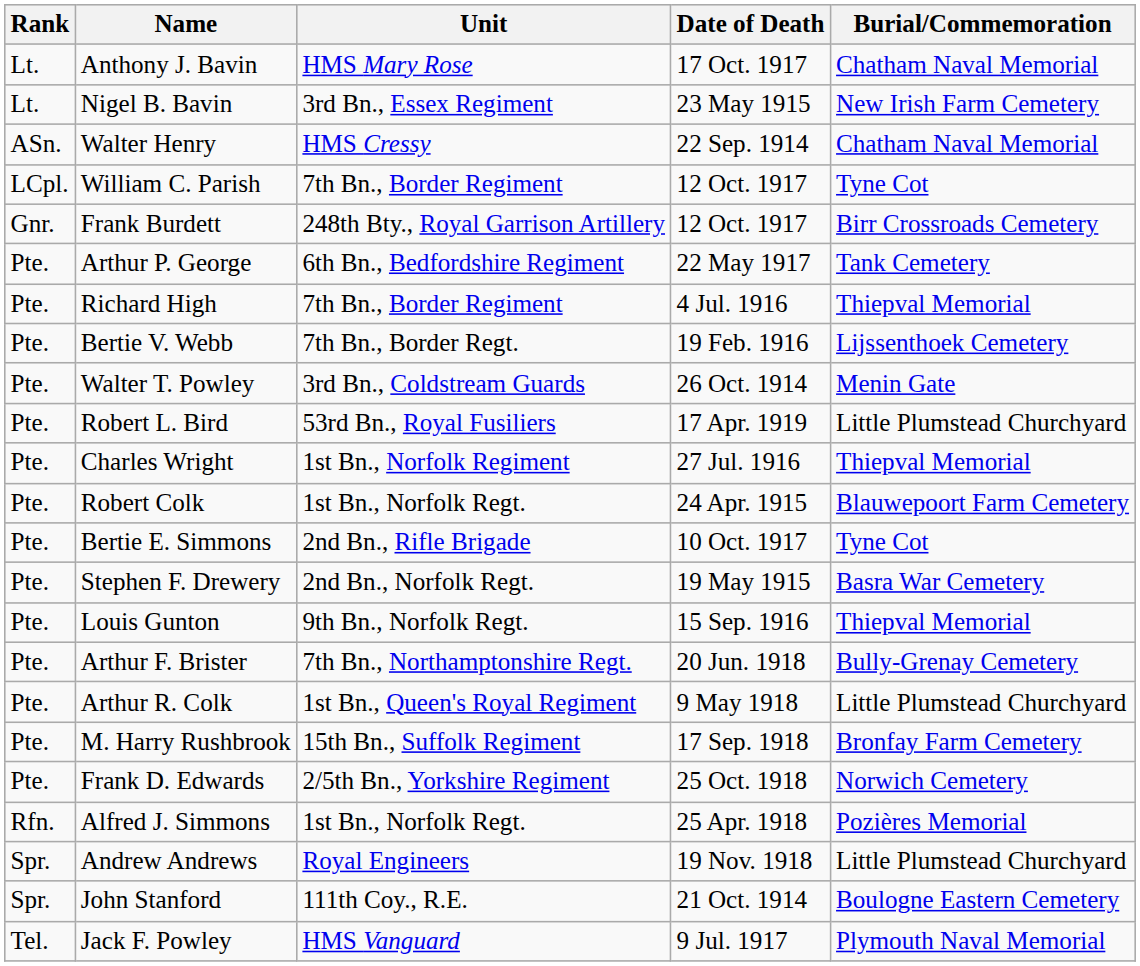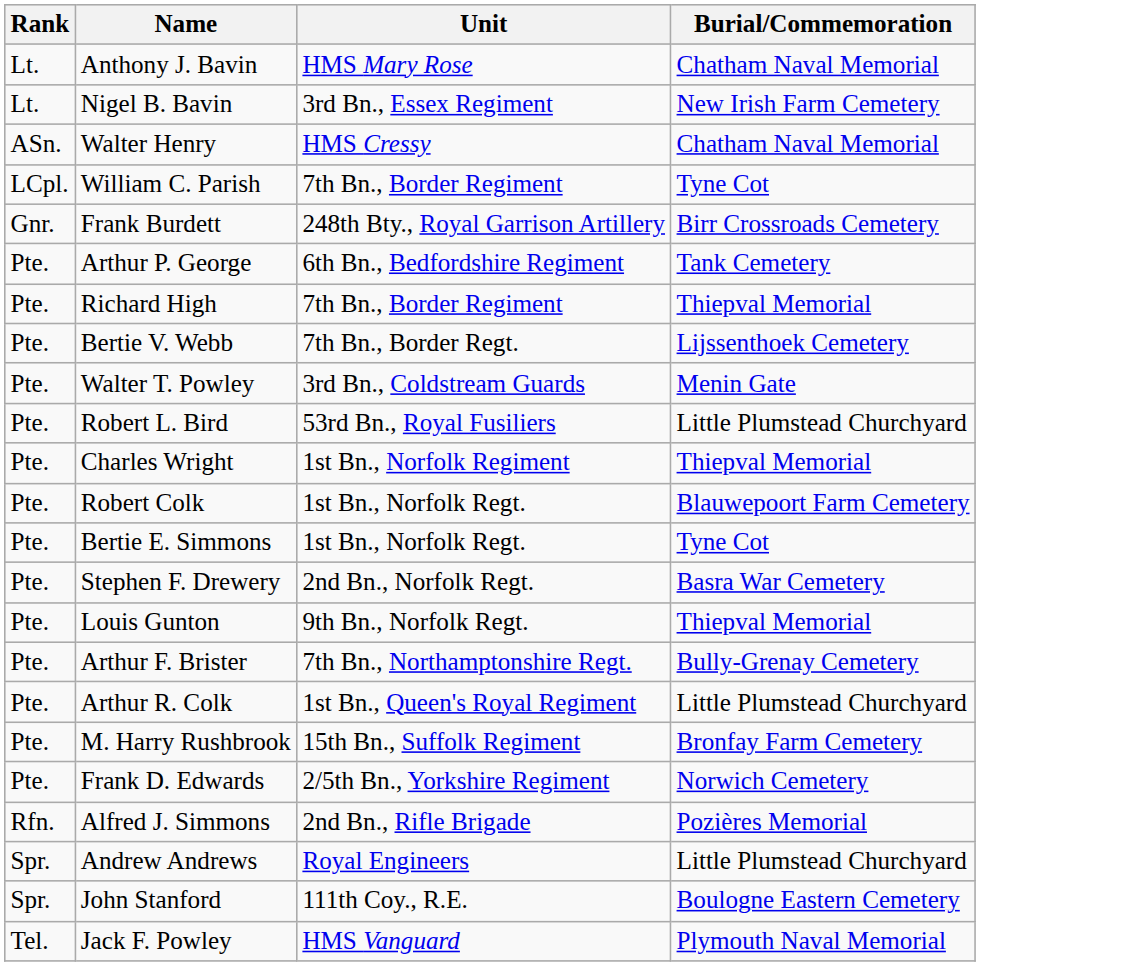- column: (751, 24)
(416, 542) 2nd Bn., Rifle Brigade -> (414, 542) 1st Bn., Norfolk Regt.
(414, 821) 1st Bn., Norfolk Regt. -> (416, 821) 2nd Bn., Rifle Brigade
